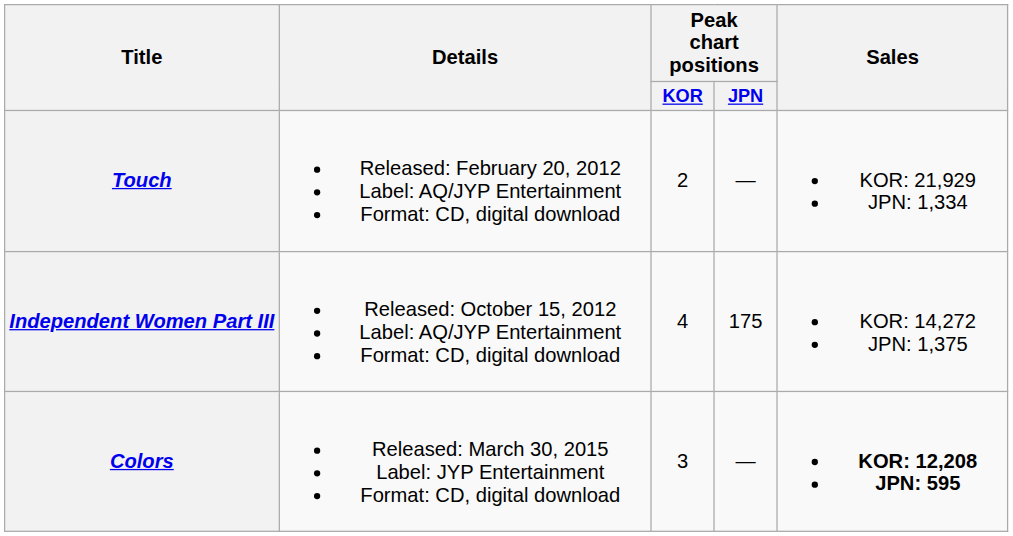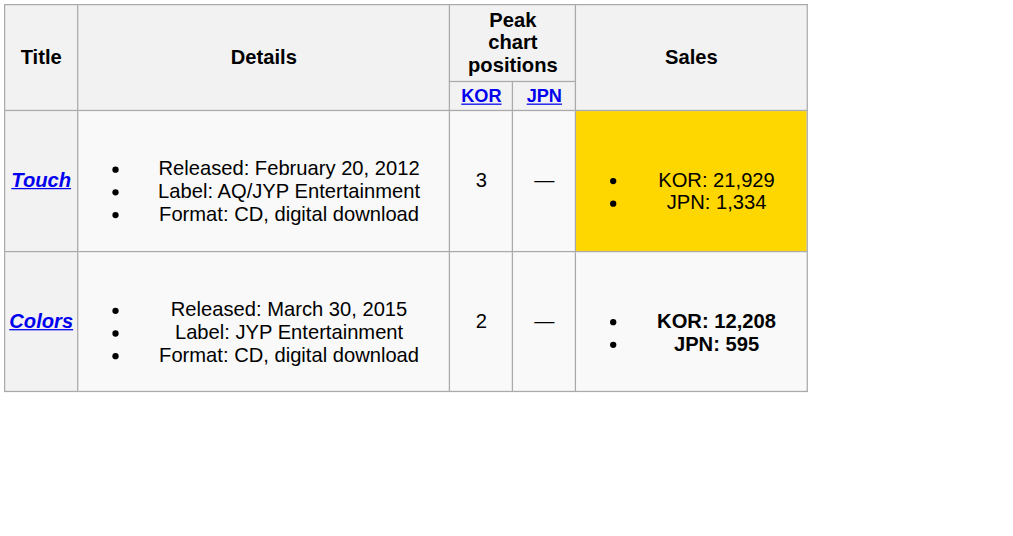(683, 180) 2 -> (481, 180) 3
(893, 192) no background -> (691, 192) gold background
- row: (142, 320)
(683, 461) 3 -> (481, 320) 2
